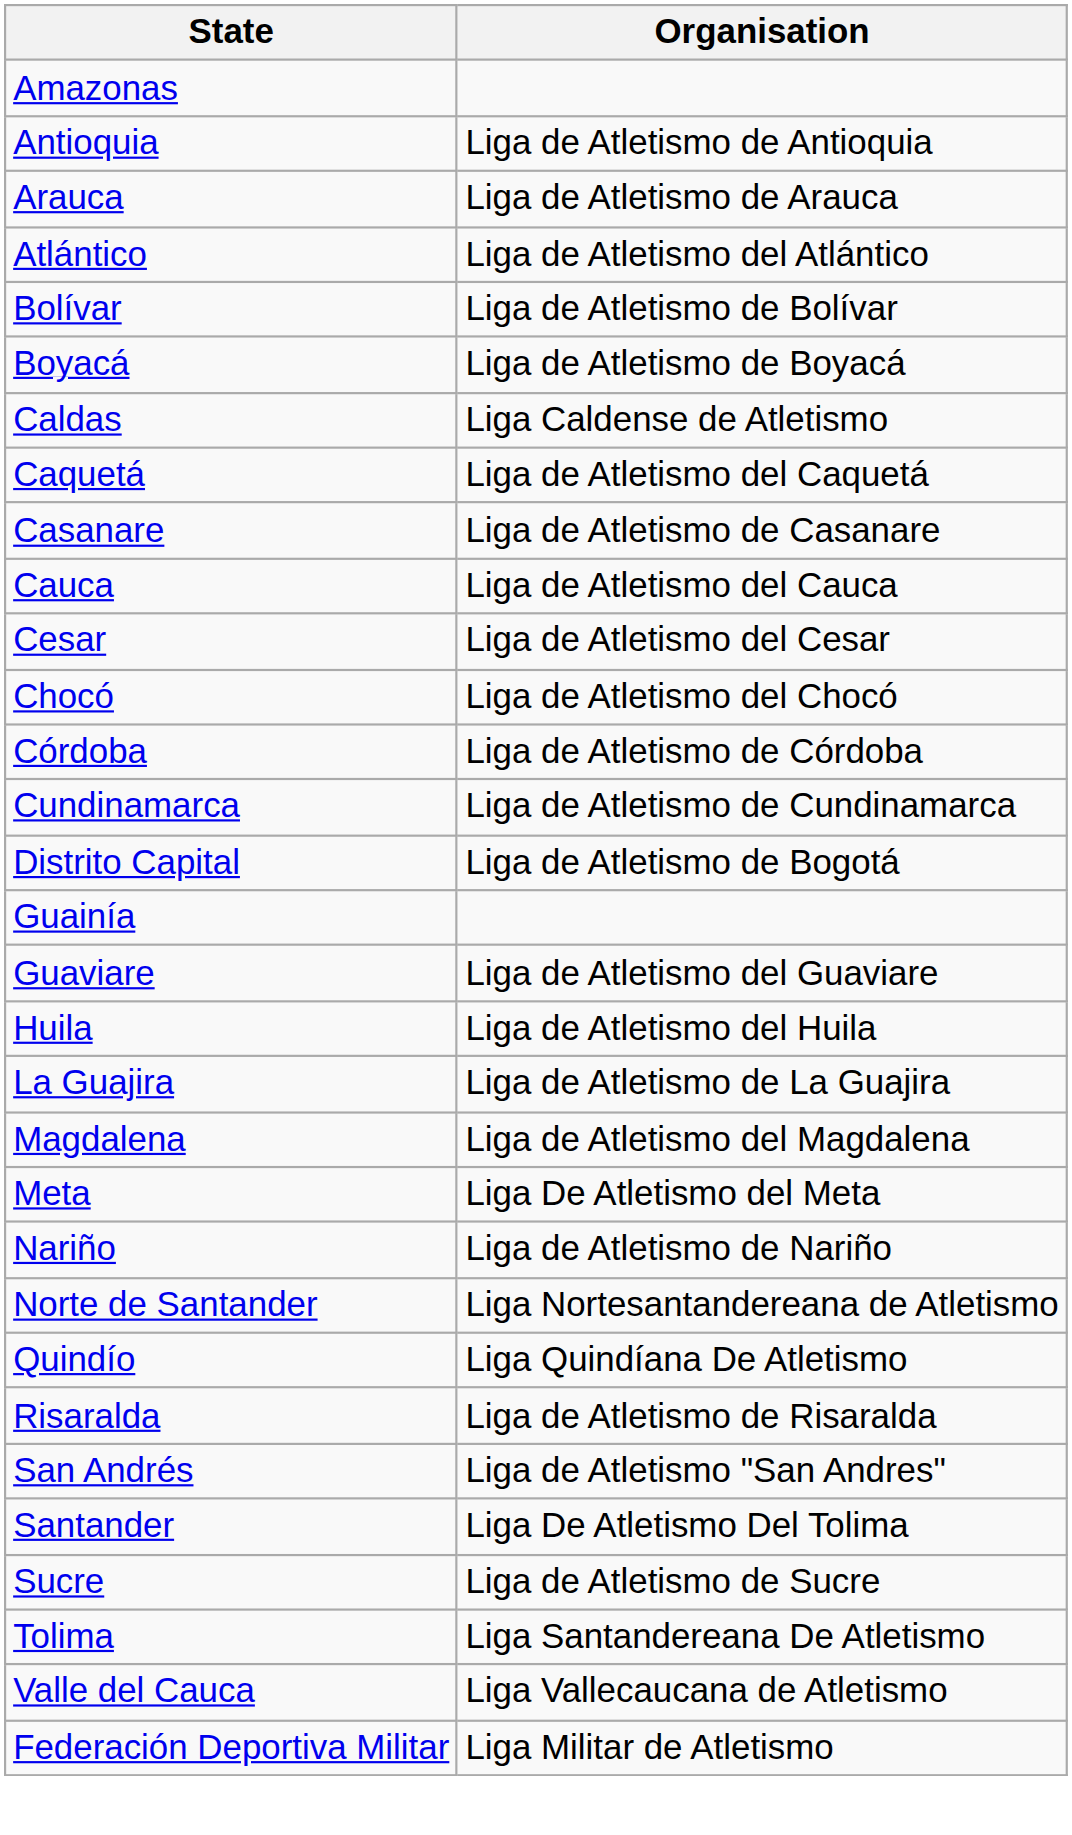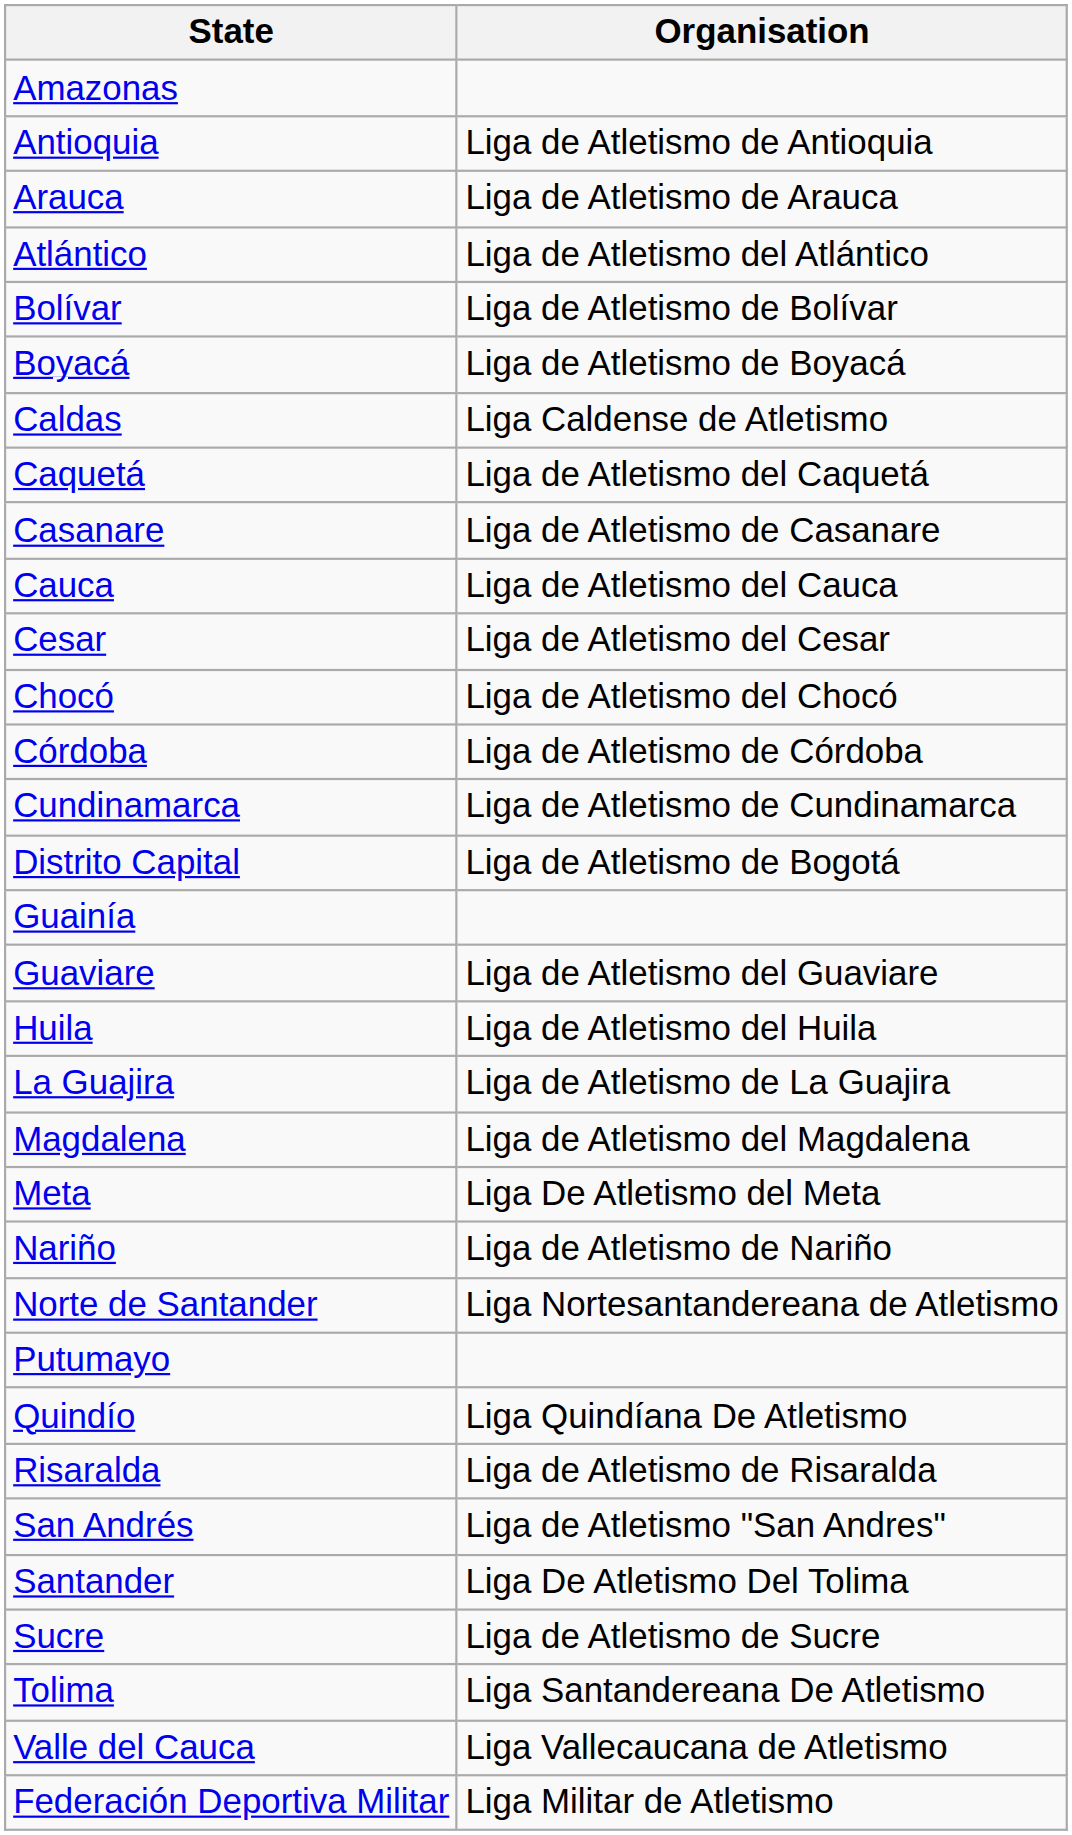+ row: (92, 1359)
